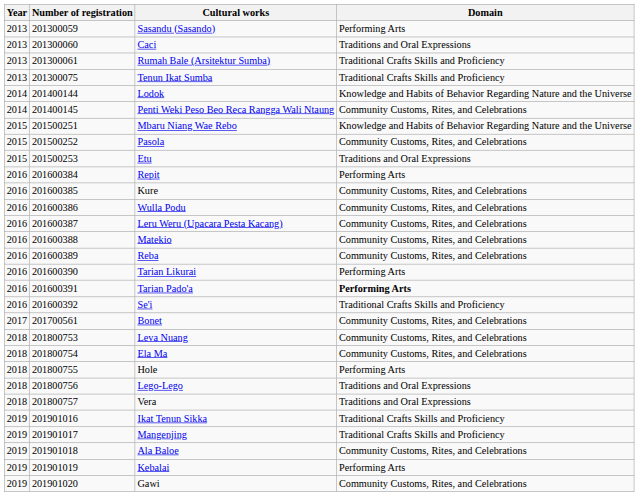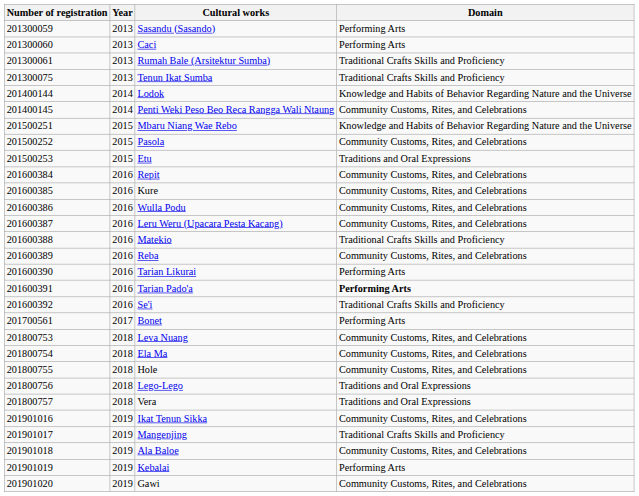columns swapped: (82, 12) <-> (17, 12)
(405, 45) Traditions and Oral Expressions -> (372, 45) Performing Arts
(372, 175) Performing Arts -> (433, 175) Community Customs, Rites, and Celebrations
(433, 239) Community Customs, Rites, and Celebrations -> (422, 239) Traditional Crafts Skills and Proficiency
(433, 321) Community Customs, Rites, and Celebrations -> (372, 321) Performing Arts
(372, 369) Performing Arts -> (433, 369) Community Customs, Rites, and Celebrations
(422, 418) Traditional Crafts Skills and Proficiency -> (433, 418) Community Customs, Rites, and Celebrations
